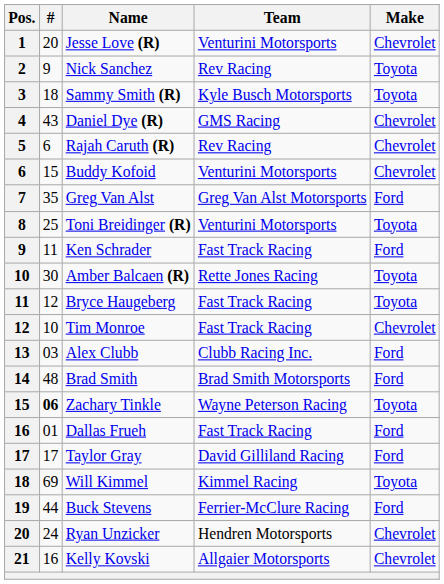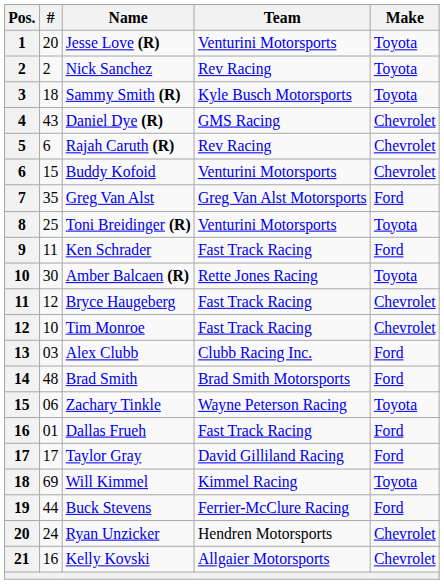(405, 43) Chevrolet -> (396, 43) Toyota
(47, 69) 9 -> (47, 69) 2
(396, 301) Toyota -> (405, 301) Chevrolet
(51, 404) bold -> (51, 404) normal
